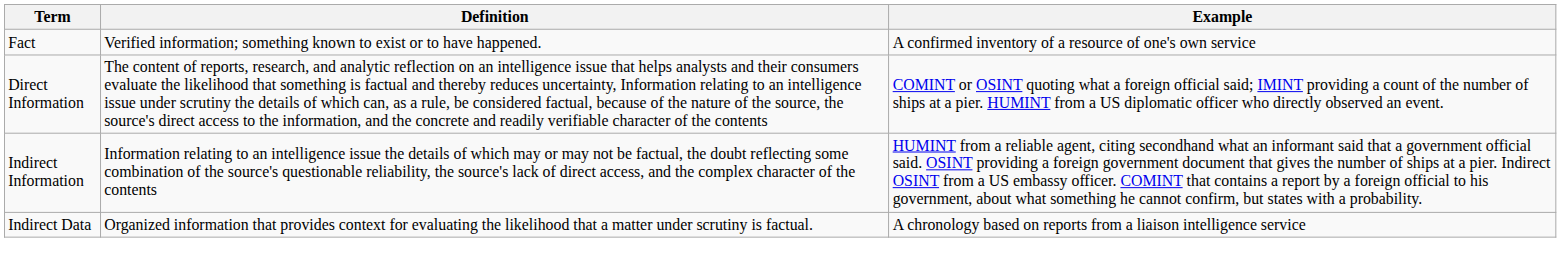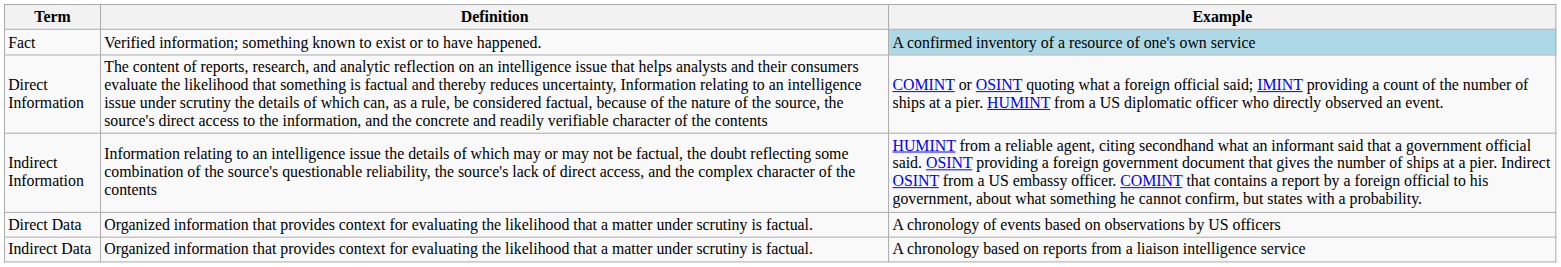(1074, 42) no background -> (1074, 42) lightblue background
+ row: (45, 224)
